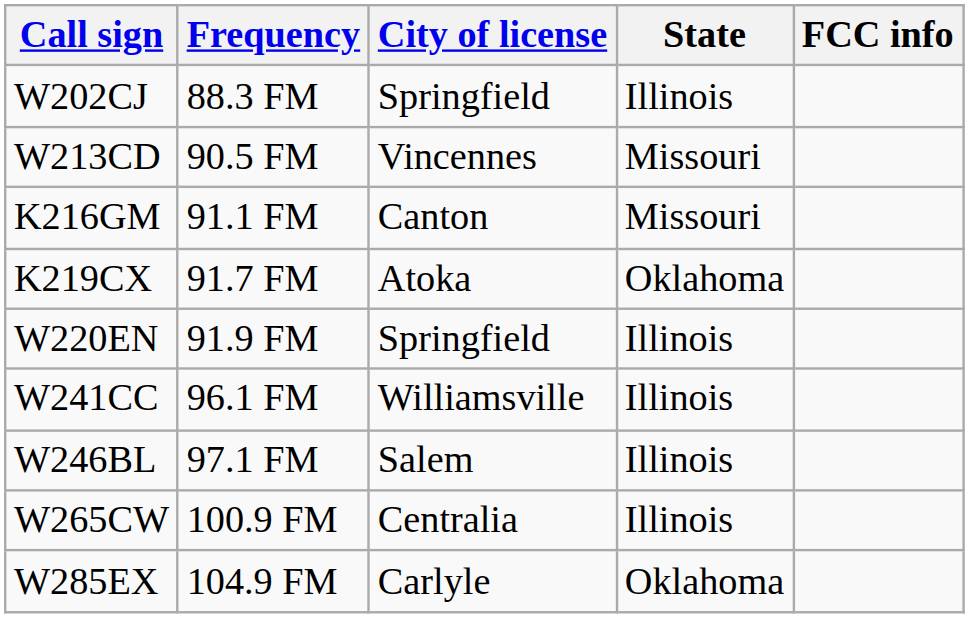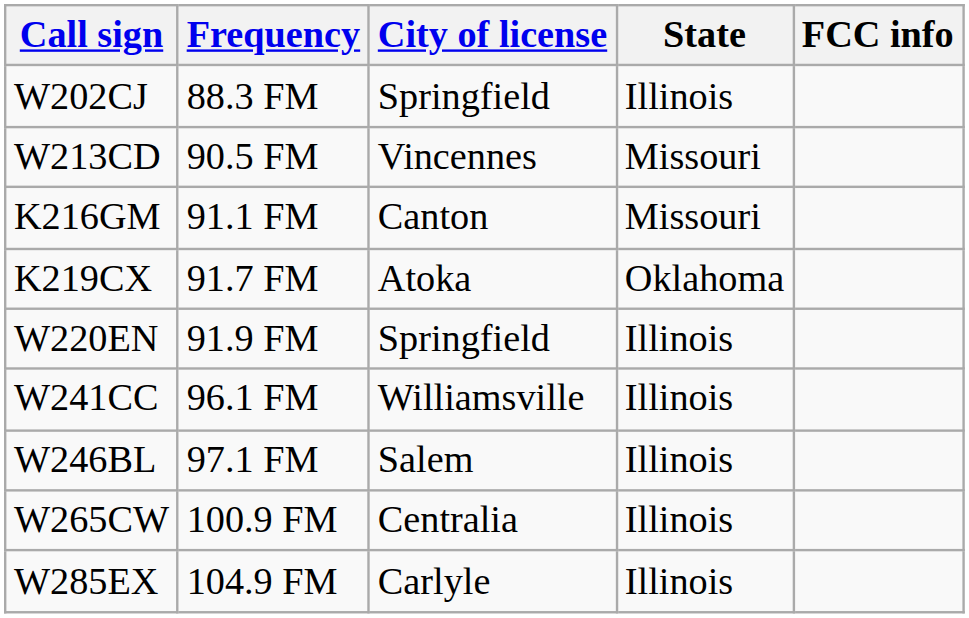(704, 580) Oklahoma -> (679, 580) Illinois
